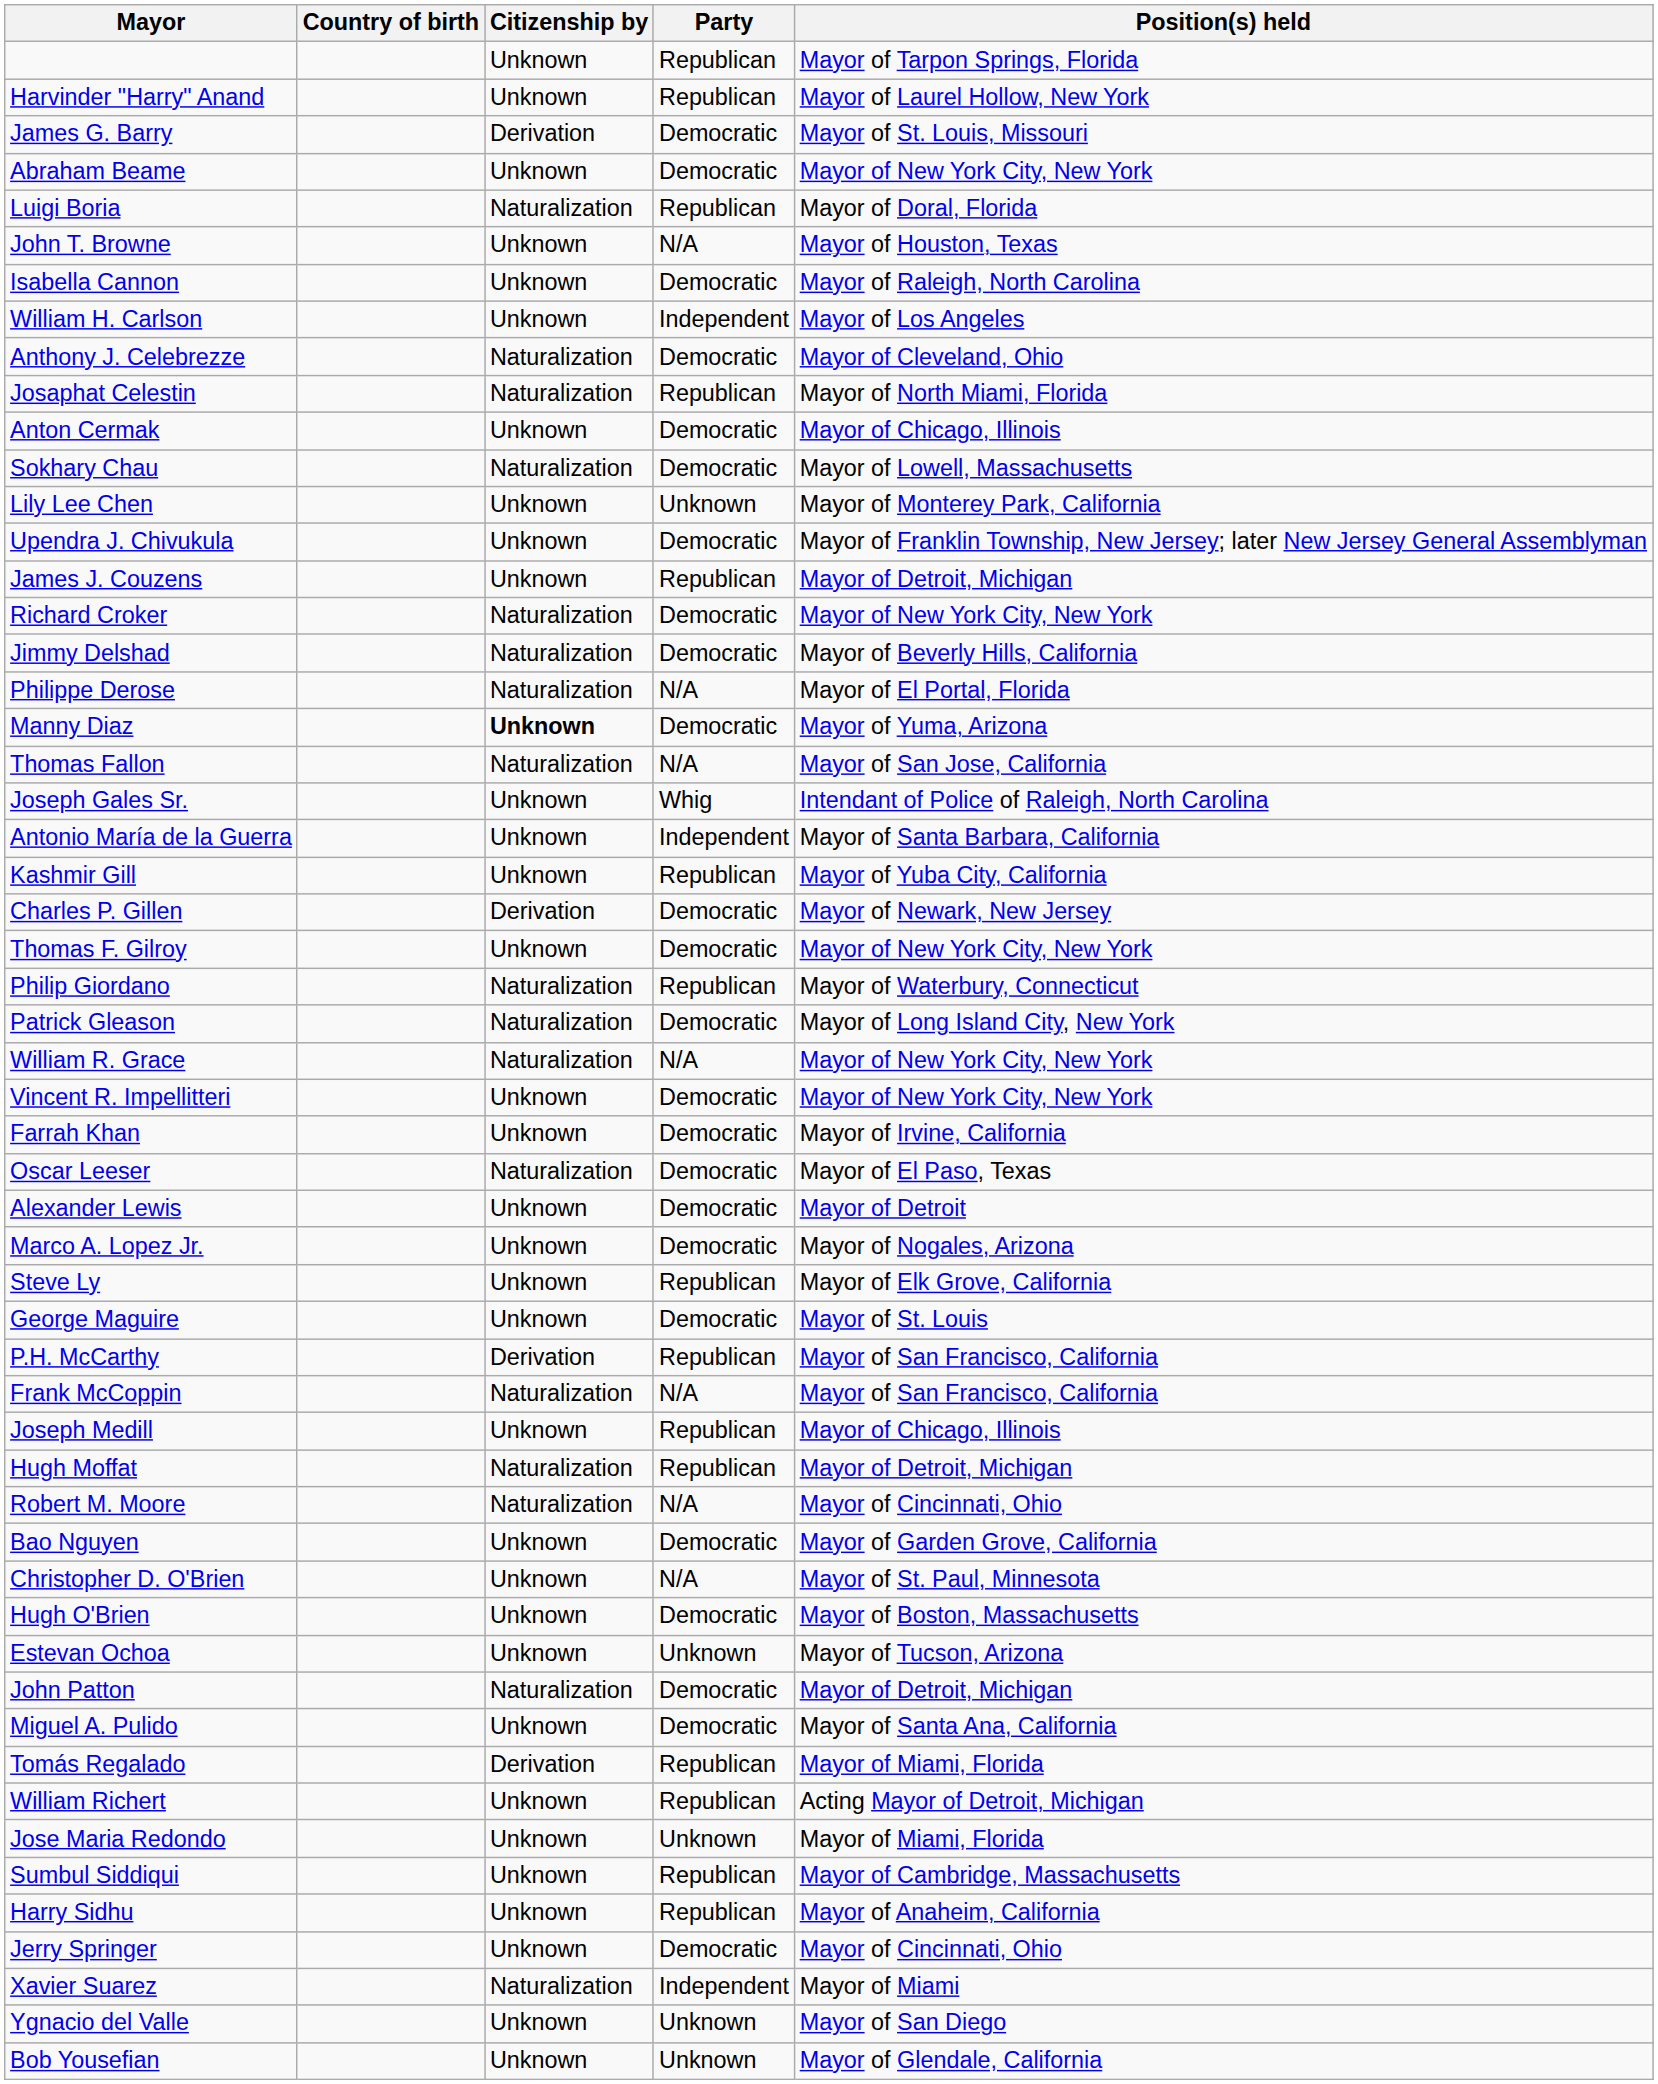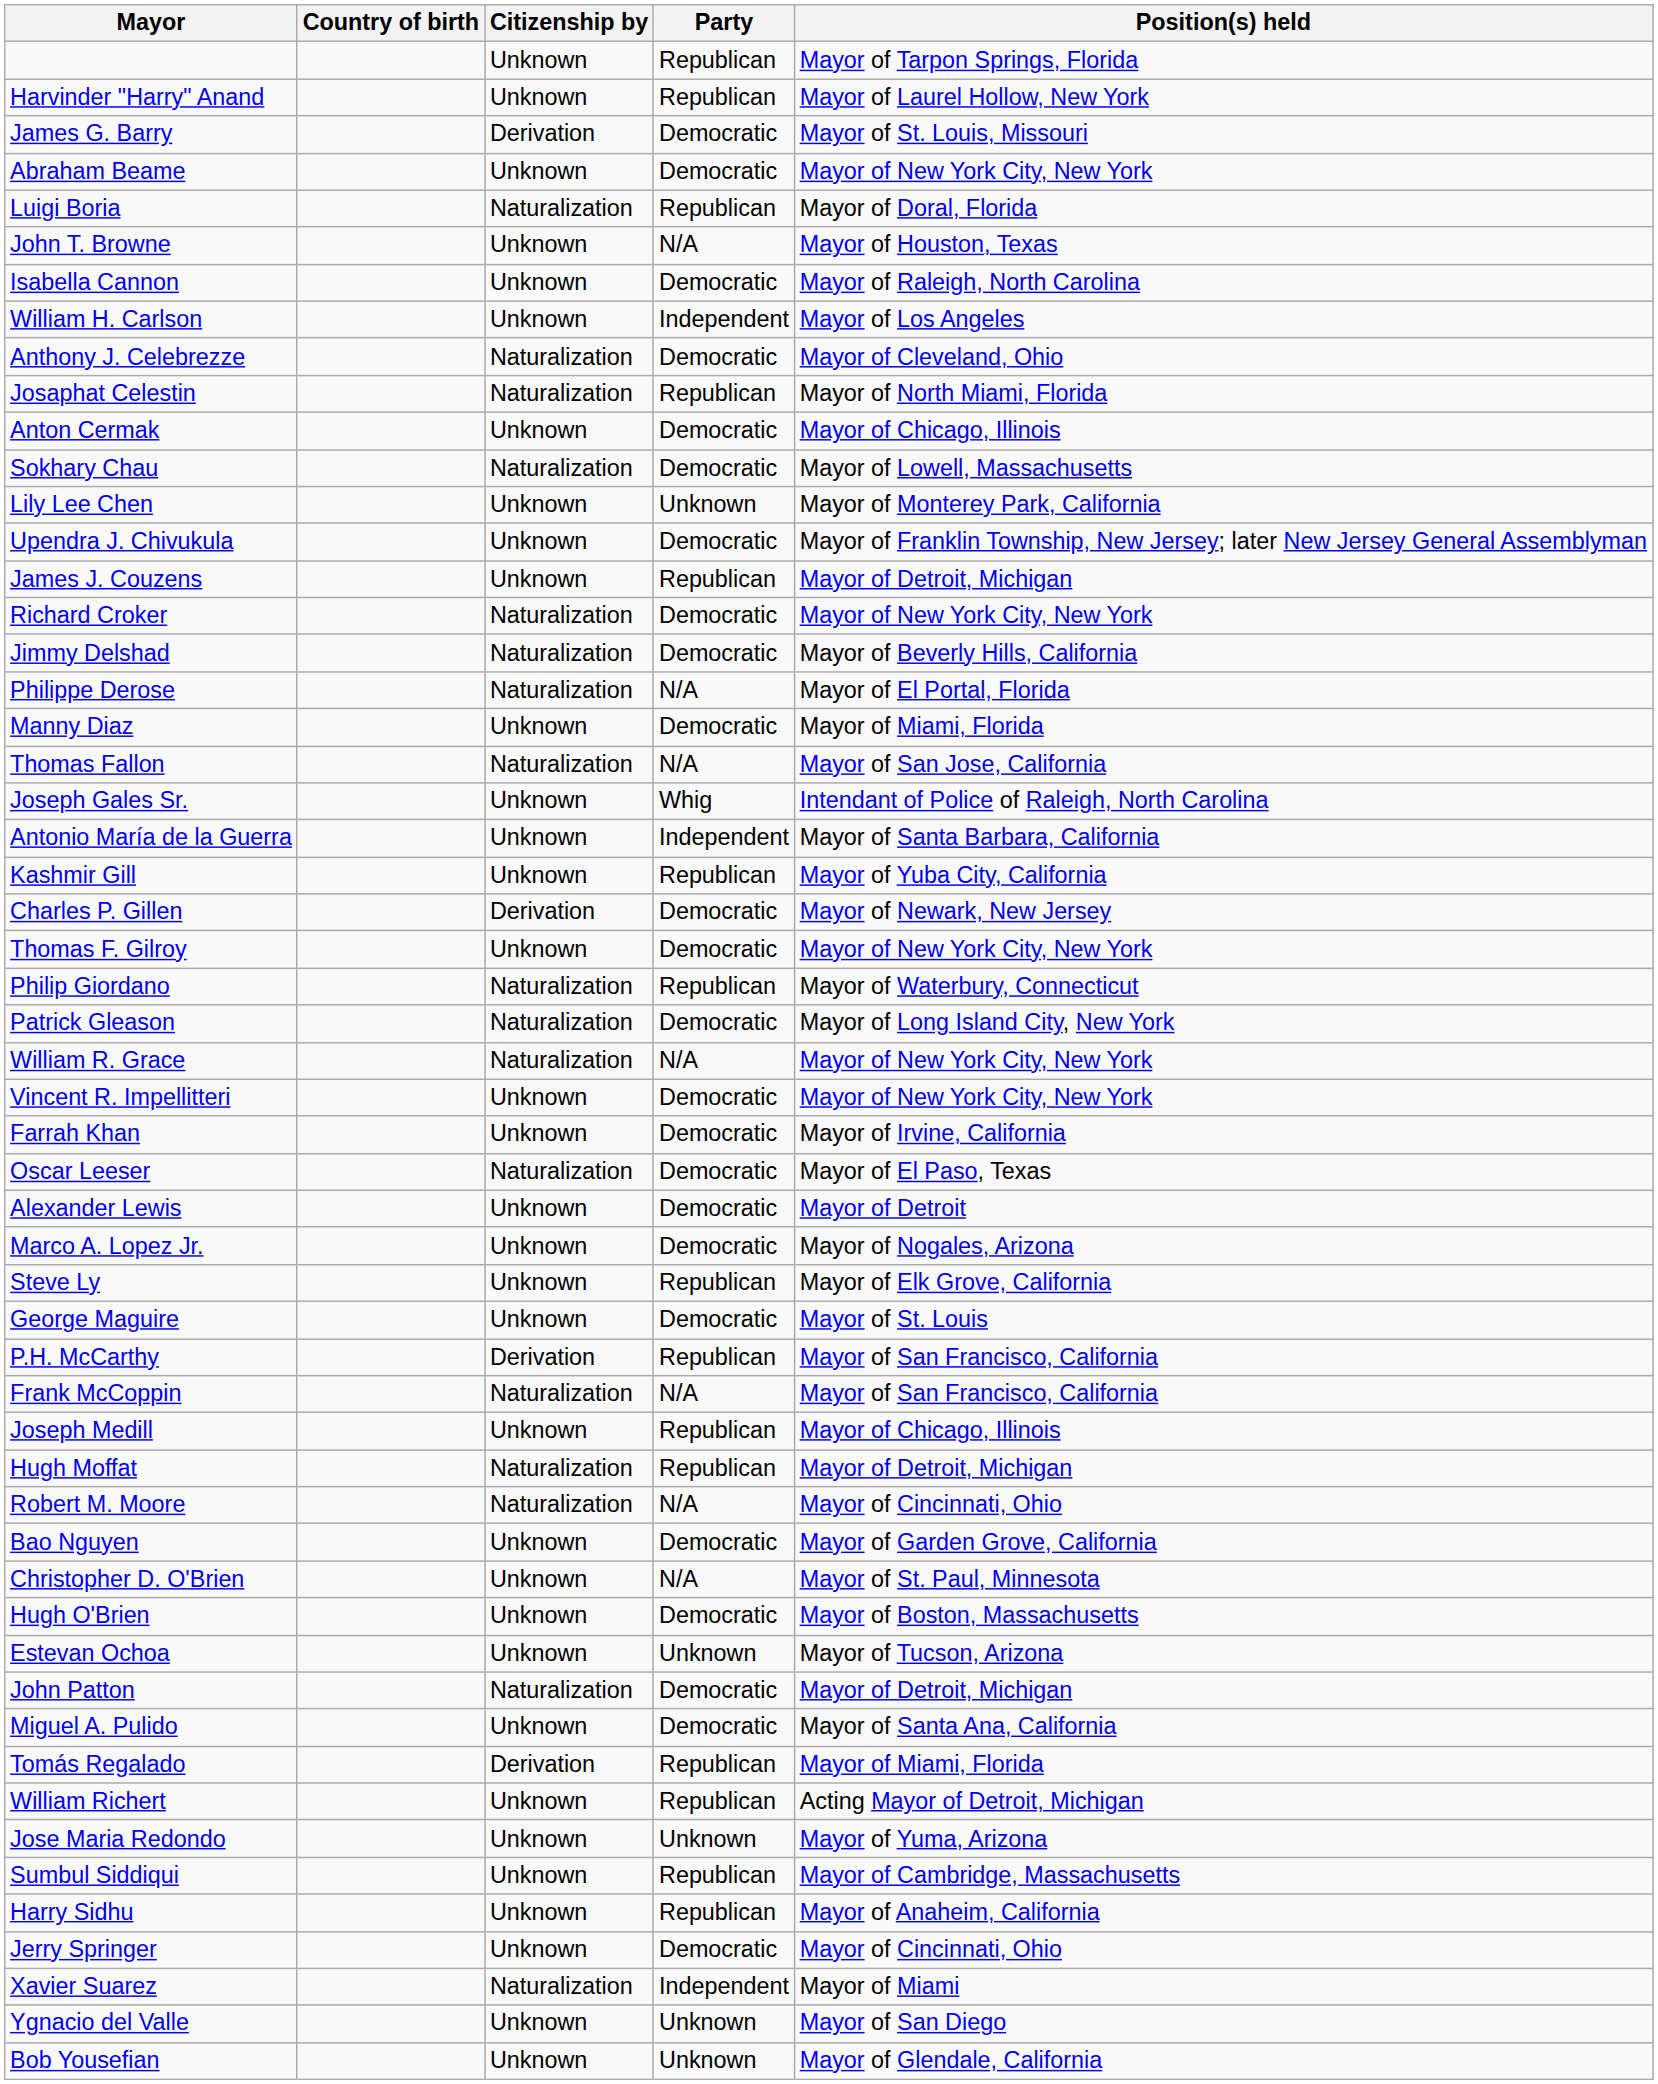(542, 726) bold -> (539, 726) normal
(923, 726) Mayor of Yuma, Arizona -> (922, 726) Mayor of Miami, Florida
(922, 1838) Mayor of Miami, Florida -> (923, 1838) Mayor of Yuma, Arizona
